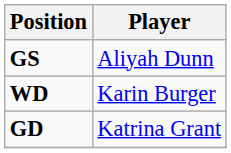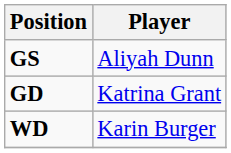rows swapped: (29, 93) <-> (27, 128)
